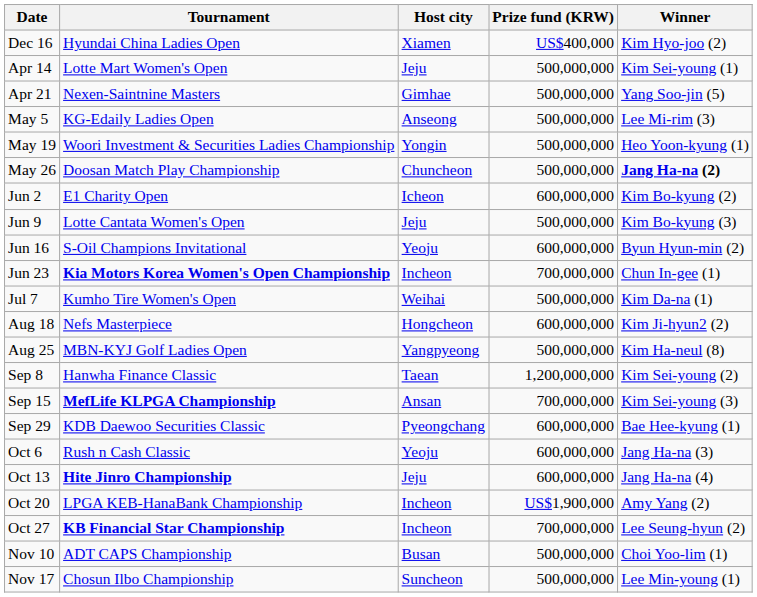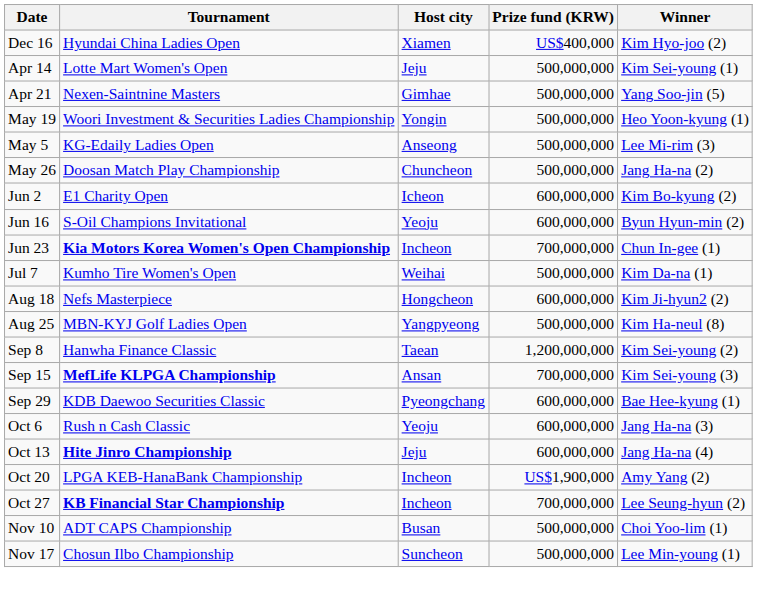rows swapped: (28, 119) <-> (32, 145)
(671, 170) bold -> (667, 170) normal
- row: (25, 221)
